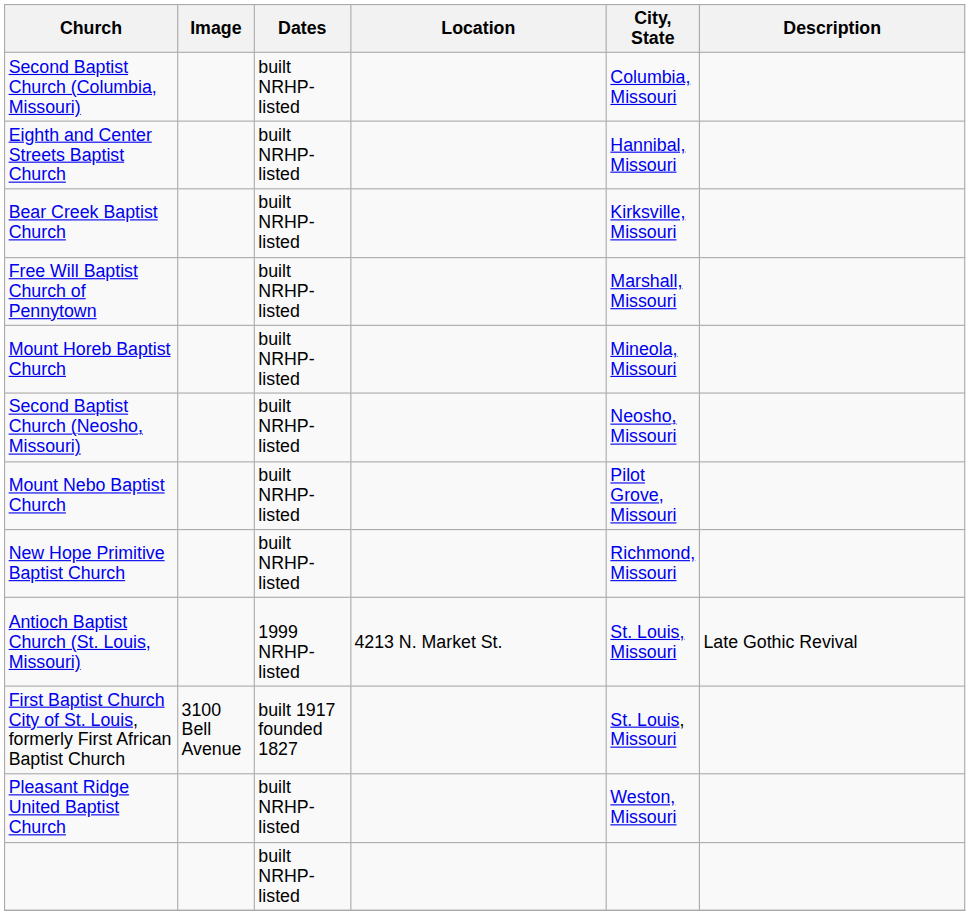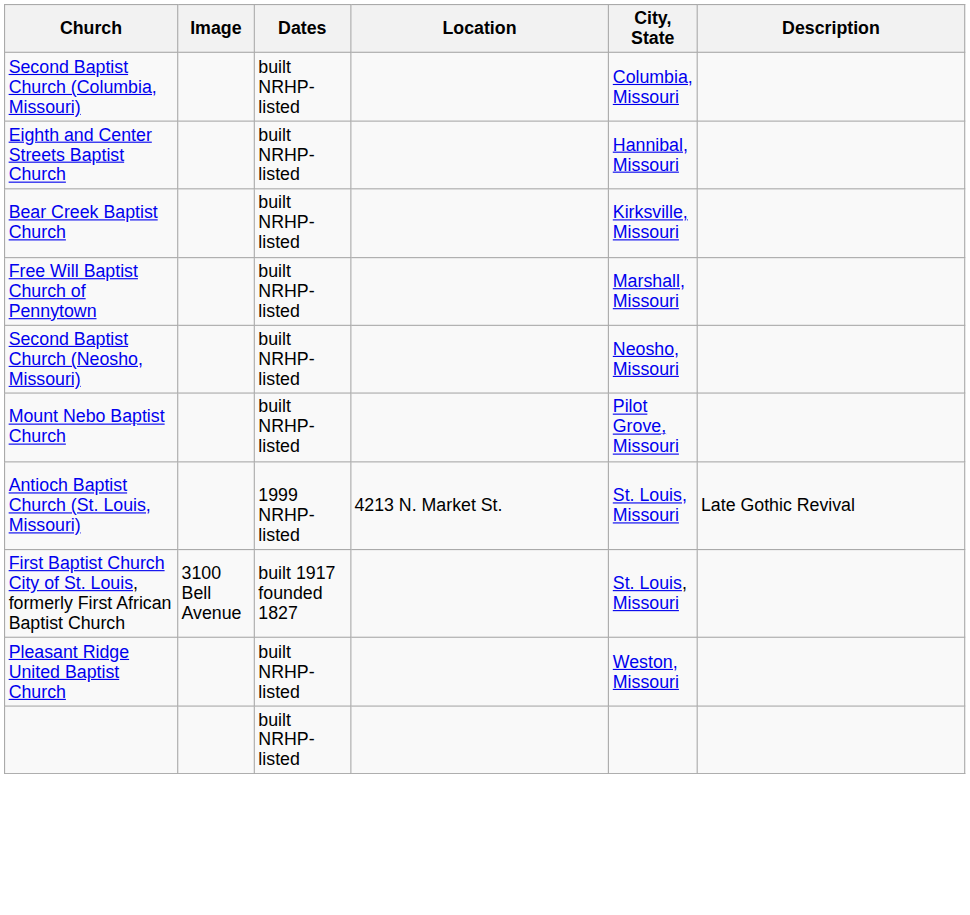- row: (90, 359)
- row: (87, 563)
